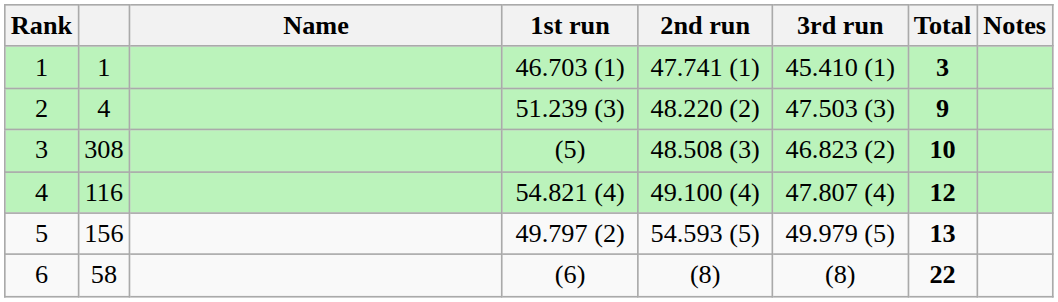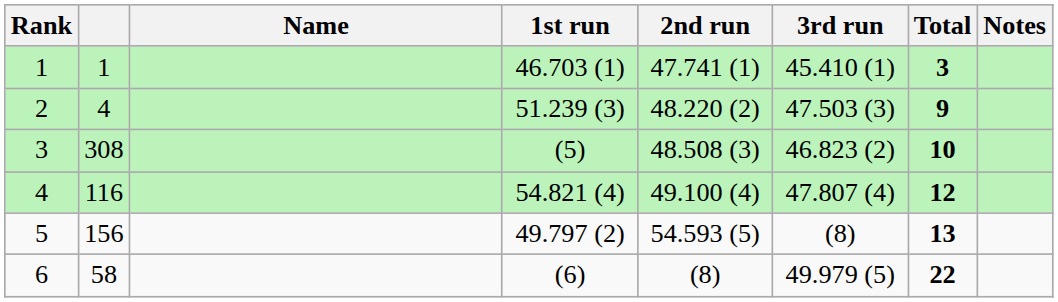(840, 233) 49.979 (5) -> (840, 233) (8)
(840, 274) (8) -> (840, 274) 49.979 (5)
